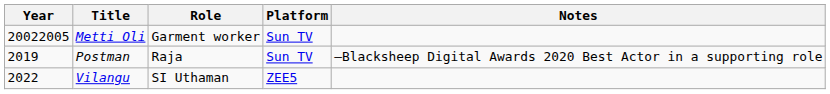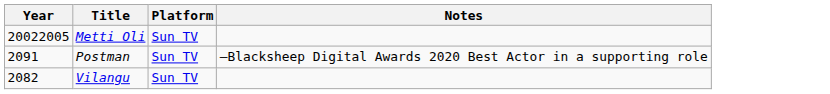- column: (206, 15)
(23, 57) 2019 -> (23, 57) 2091
(23, 78) 2022 -> (23, 78) 2082
(282, 78) ZEE5 -> (175, 78) Sun TV
